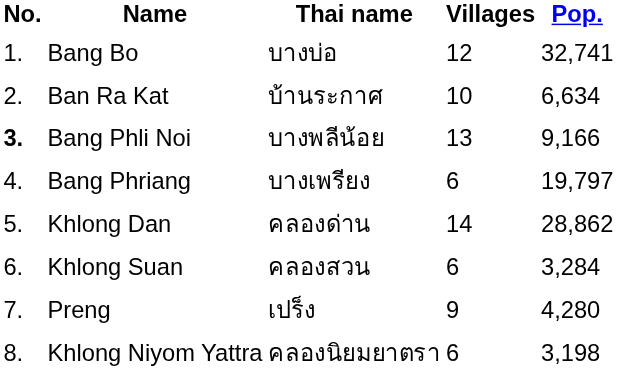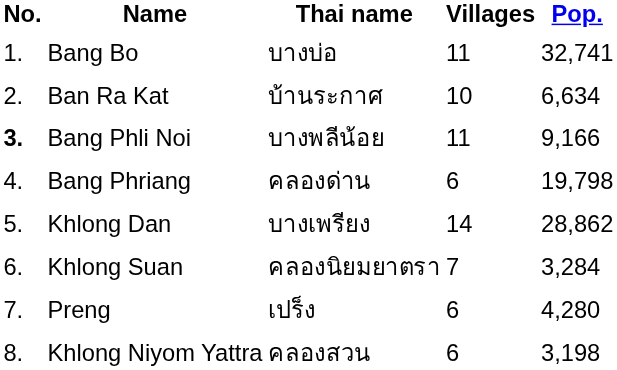(459, 52) 12 -> (458, 52) 11
(459, 138) 13 -> (458, 138) 11
(319, 181) บางเพรียง -> (319, 181) คลองด่าน
(577, 181) 19,797 -> (577, 181) 19,798
(319, 224) คลองด่าน -> (319, 224) บางเพรียง
(319, 267) คลองสวน -> (354, 267) คลองนิยมยาตรา
(453, 266) 6 -> (453, 266) 7
(453, 309) 9 -> (453, 309) 6
(354, 353) คลองนิยมยาตรา -> (319, 353) คลองสวน
